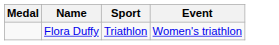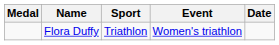+ column: (259, 13)
